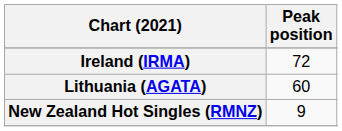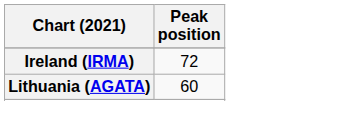- row: (135, 112)
